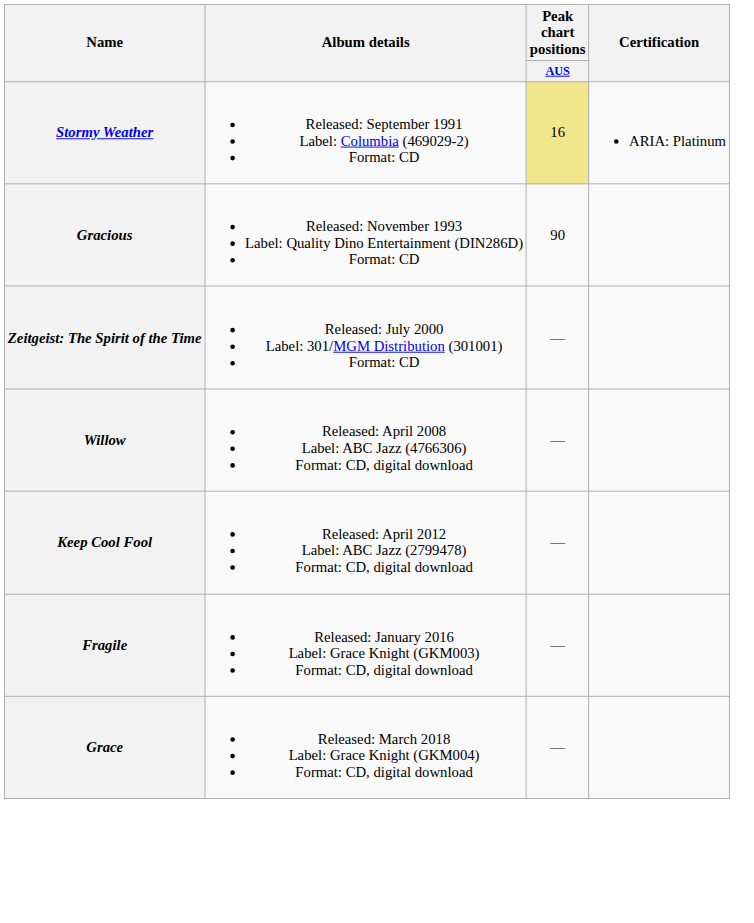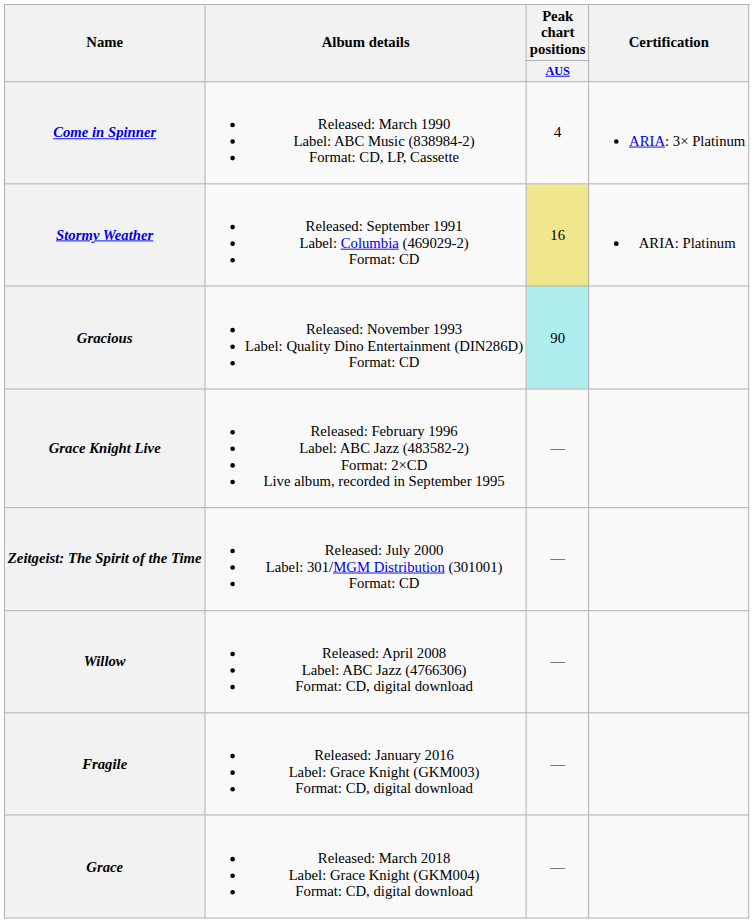+ row: (105, 132)
(558, 235) no background -> (558, 337) paleturquoise background
+ row: (105, 448)
- row: (105, 542)
